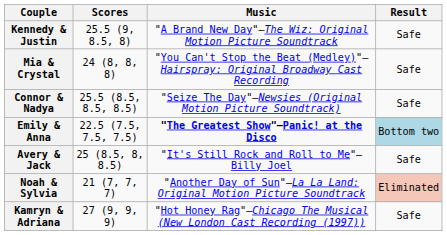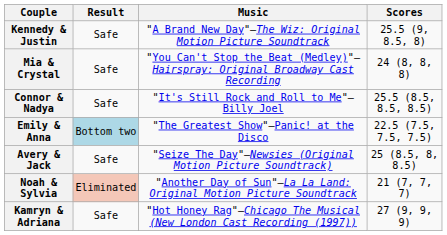columns swapped: (110, 13) <-> (409, 13)
(261, 103) "Seize The Day"—Newsies (Original Motion Picture Soundtrack) -> (253, 103) "It's Still Rock and Roll to Me"—Billy Joel
(261, 131) bold -> (253, 131) normal
(261, 160) "It's Still Rock and Roll to Me"—Billy Joel -> (253, 160) "Seize The Day"—Newsies (Original Motion Picture Soundtrack)
